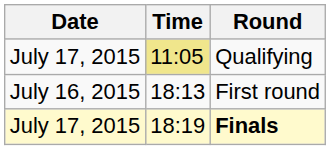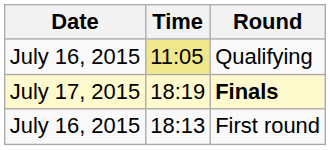(75, 56) July 17, 2015 -> (75, 56) July 16, 2015
rows swapped: (268, 91) <-> (247, 126)
